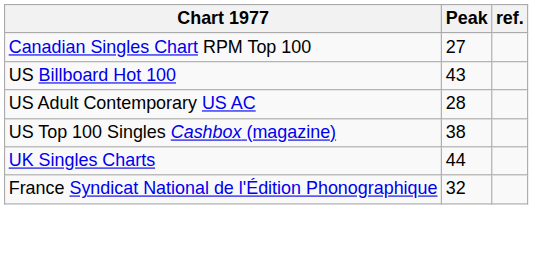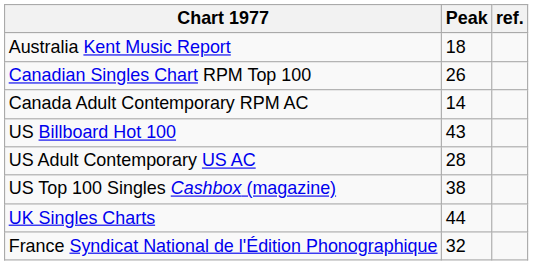+ row: (120, 47)
(456, 47) 27 -> (456, 75) 26
+ row: (159, 103)
